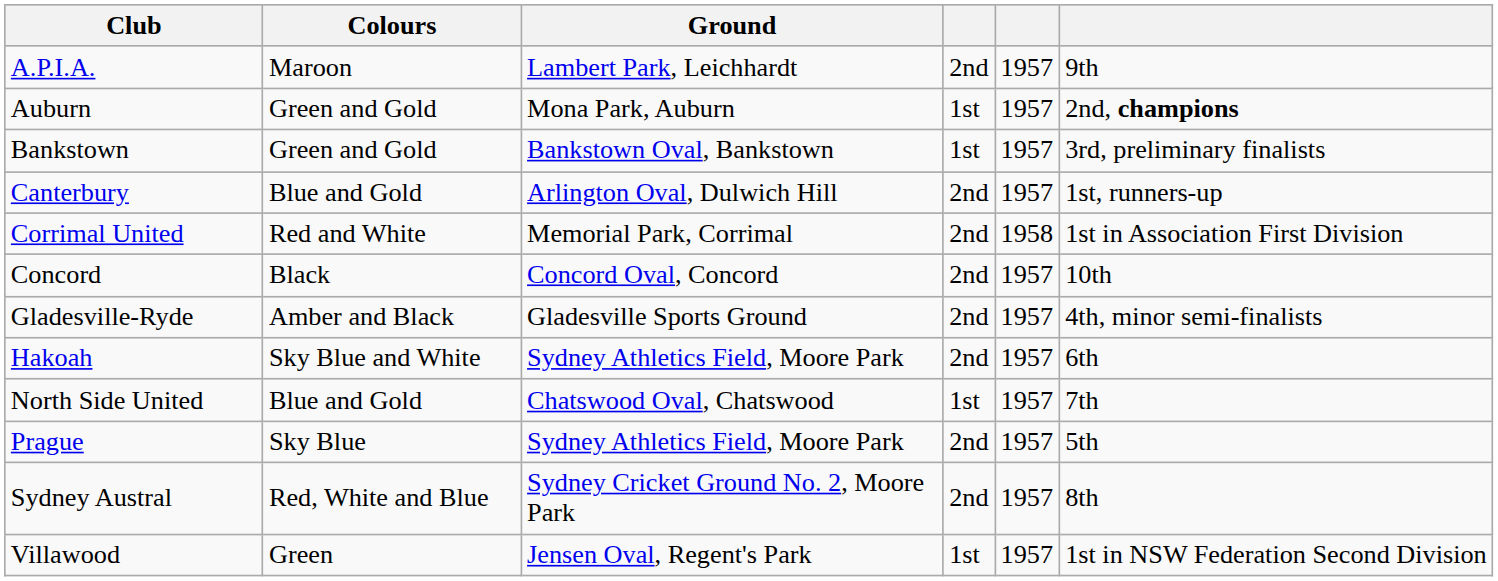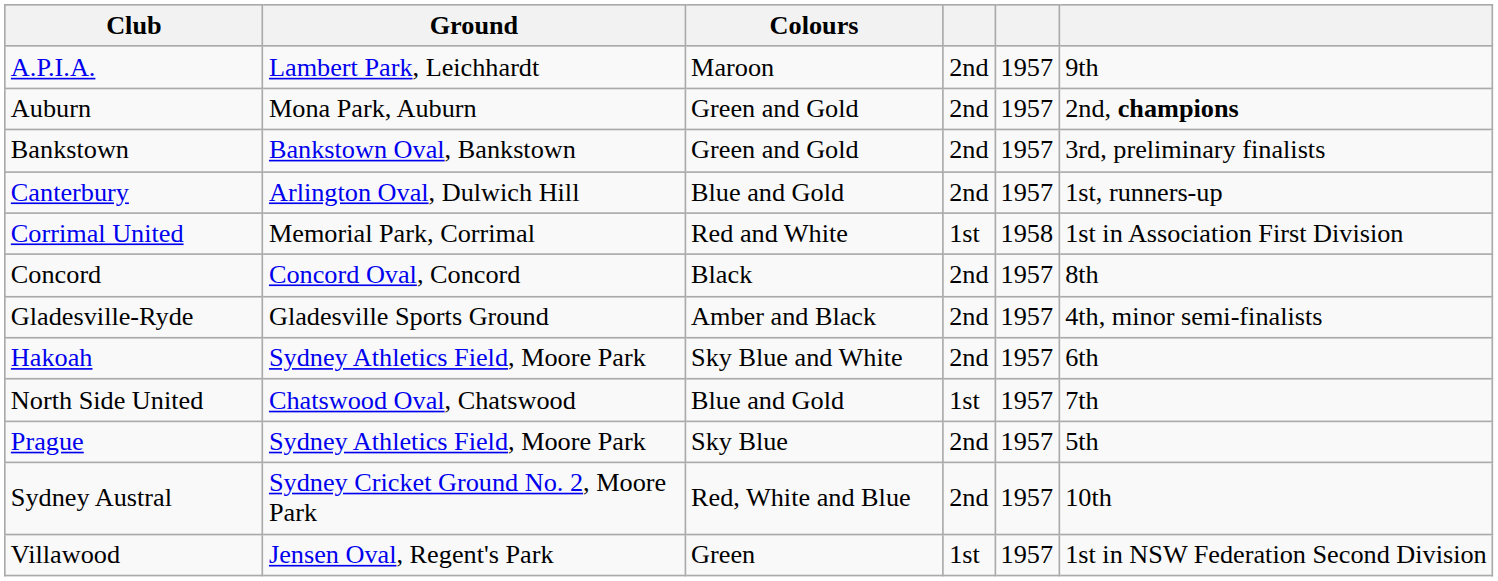columns swapped: (732, 25) <-> (392, 25)
(964, 108) 1st -> (969, 108) 2nd
(964, 150) 1st -> (969, 150) 2nd
(969, 233) 2nd -> (964, 233) 1st
(1089, 274) 10th -> (1082, 274) 8th
(1082, 497) 8th -> (1089, 497) 10th
